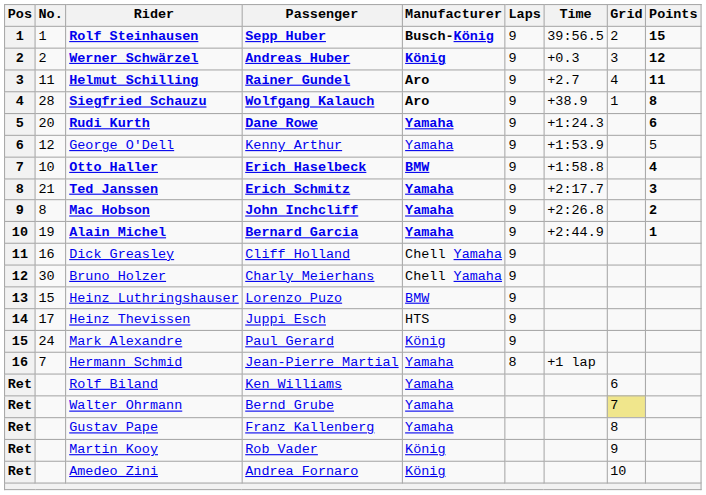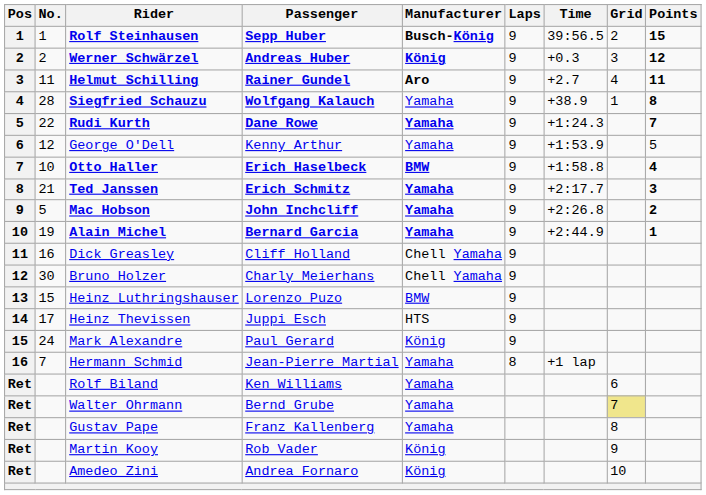(417, 103) Aro -> (429, 103) Yamaha
(47, 124) 20 -> (47, 124) 22
(653, 124) 6 -> (653, 124) 7
(43, 211) 8 -> (43, 211) 5
